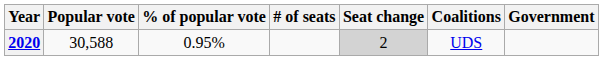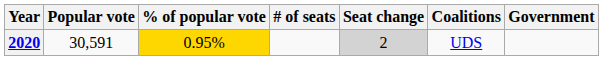(91, 42) 30,588 -> (91, 42) 30,591
(204, 42) no background -> (204, 42) gold background
